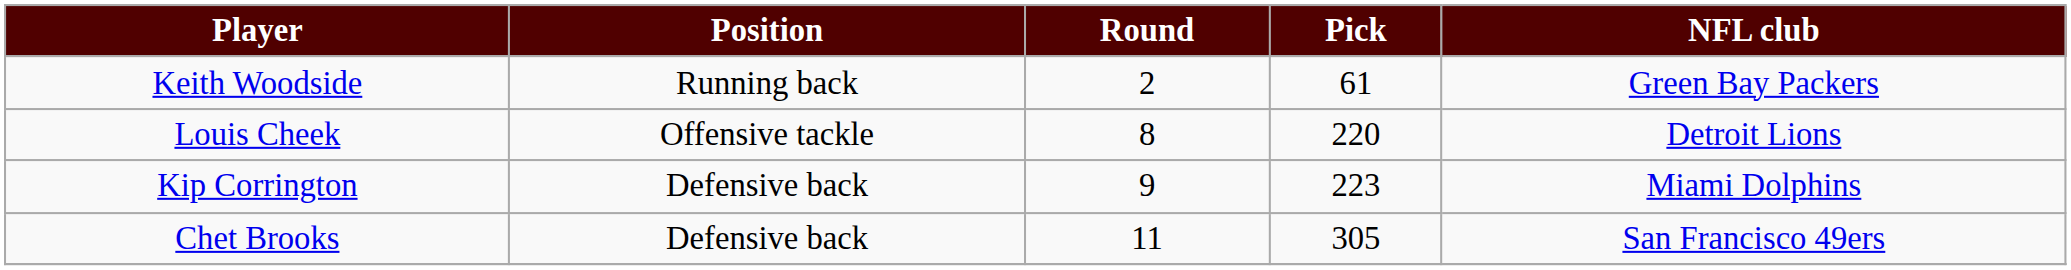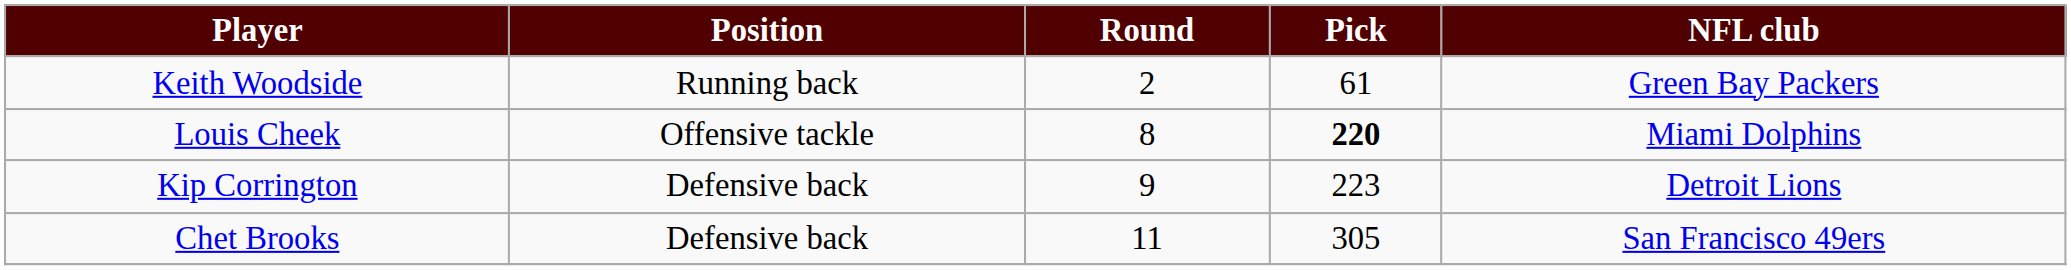(1356, 133) normal -> (1356, 133) bold
(1754, 133) Detroit Lions -> (1754, 133) Miami Dolphins
(1754, 185) Miami Dolphins -> (1754, 185) Detroit Lions
